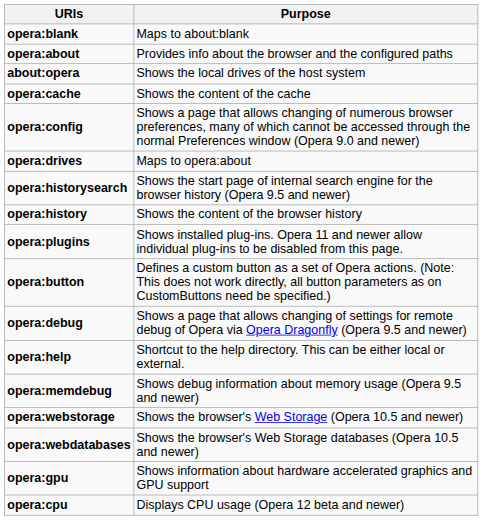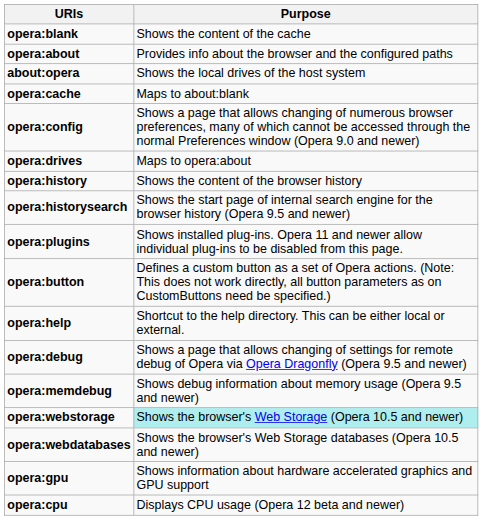(193, 34) Maps to about:blank -> (224, 34) Shows the content of the cache
(224, 93) Shows the content of the cache -> (193, 93) Maps to about:blank
rows swapped: (47, 214) <-> (67, 188)
rows swapped: (39, 357) <-> (45, 323)
(300, 417) no background -> (300, 417) paleturquoise background
